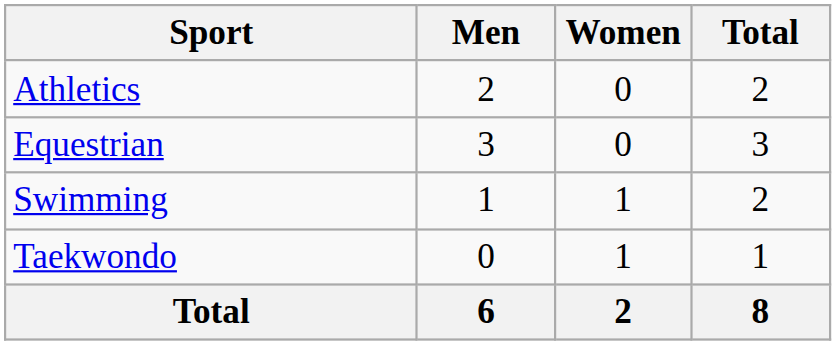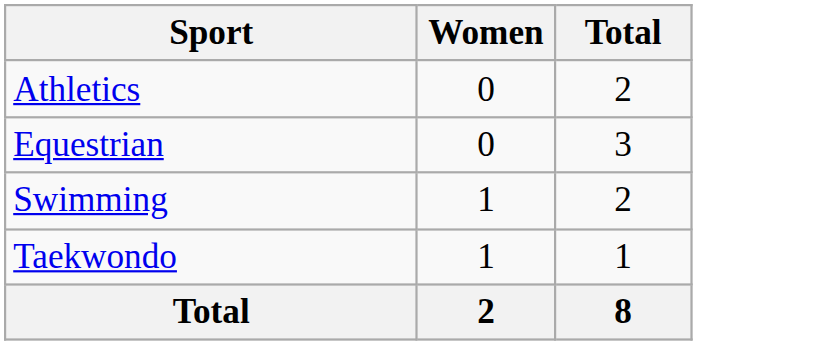- column: (486, 32)
